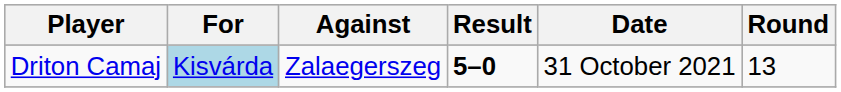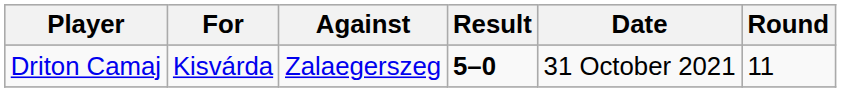(223, 65) lightblue background -> (223, 65) no background
(762, 65) 13 -> (761, 65) 11
